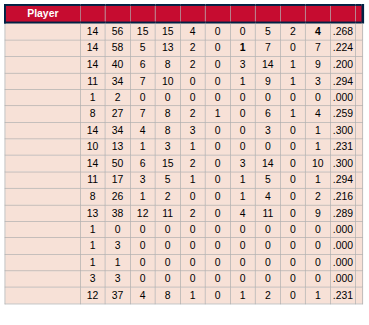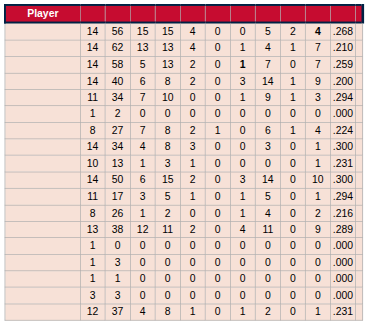+ row: (118, 48)
(343, 48) .224 -> (343, 64) .259
(343, 114) .259 -> (343, 130) .224
